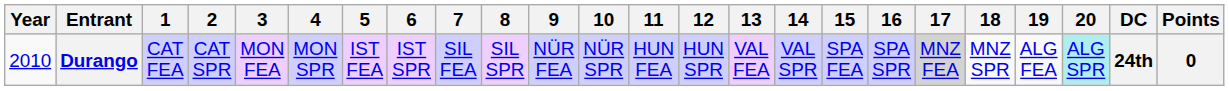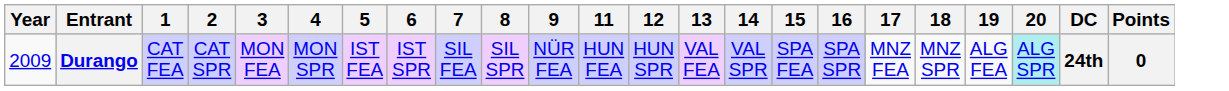- column: (604, 19)
(30, 59) 2010 -> (30, 59) 2009
(940, 59) lightgrey background -> (891, 59) no background
